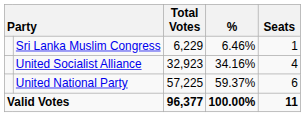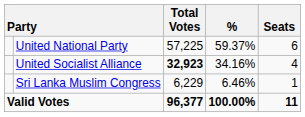rows swapped: (72, 83) <-> (88, 45)
(185, 64) normal -> (185, 64) bold
